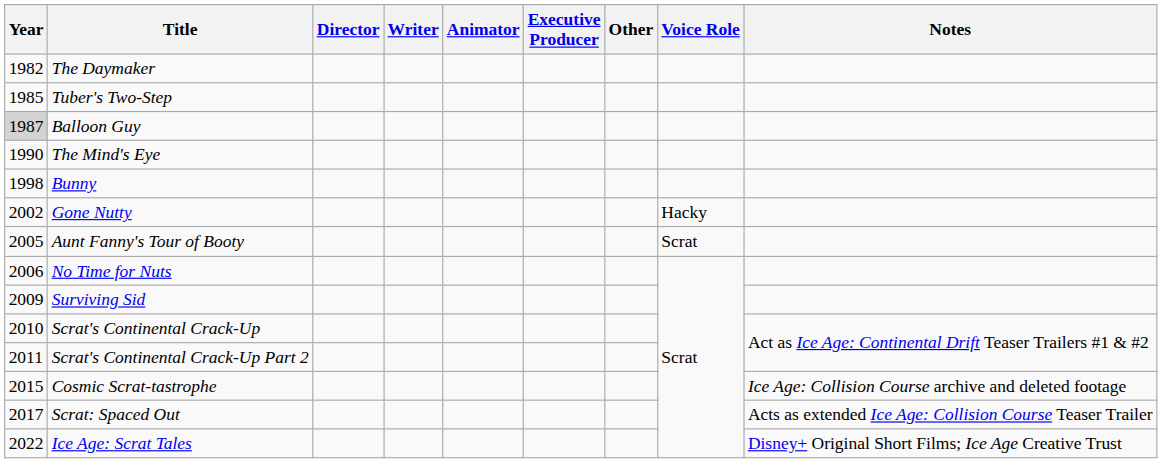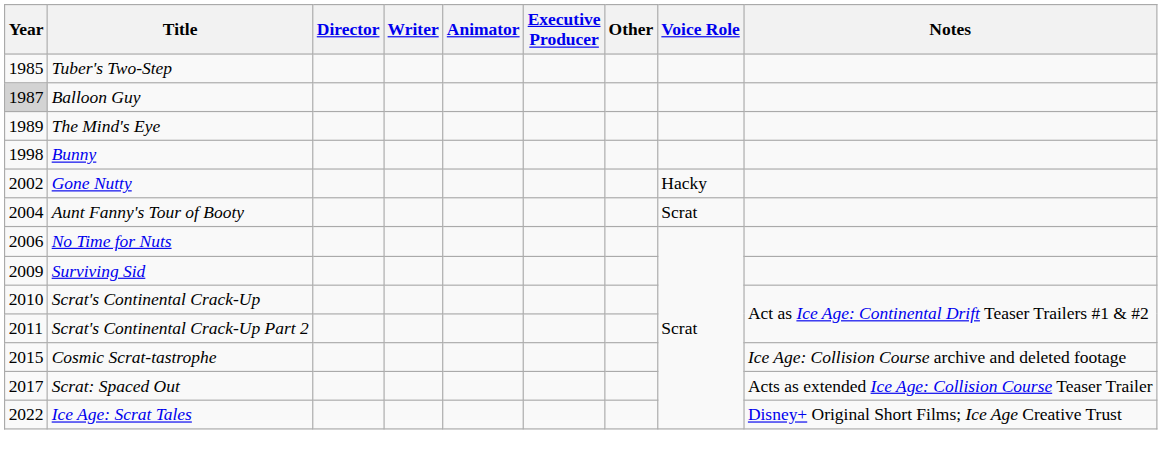- row: (103, 68)
(26, 155) 1990 -> (26, 126) 1989
(26, 241) 2005 -> (26, 212) 2004
